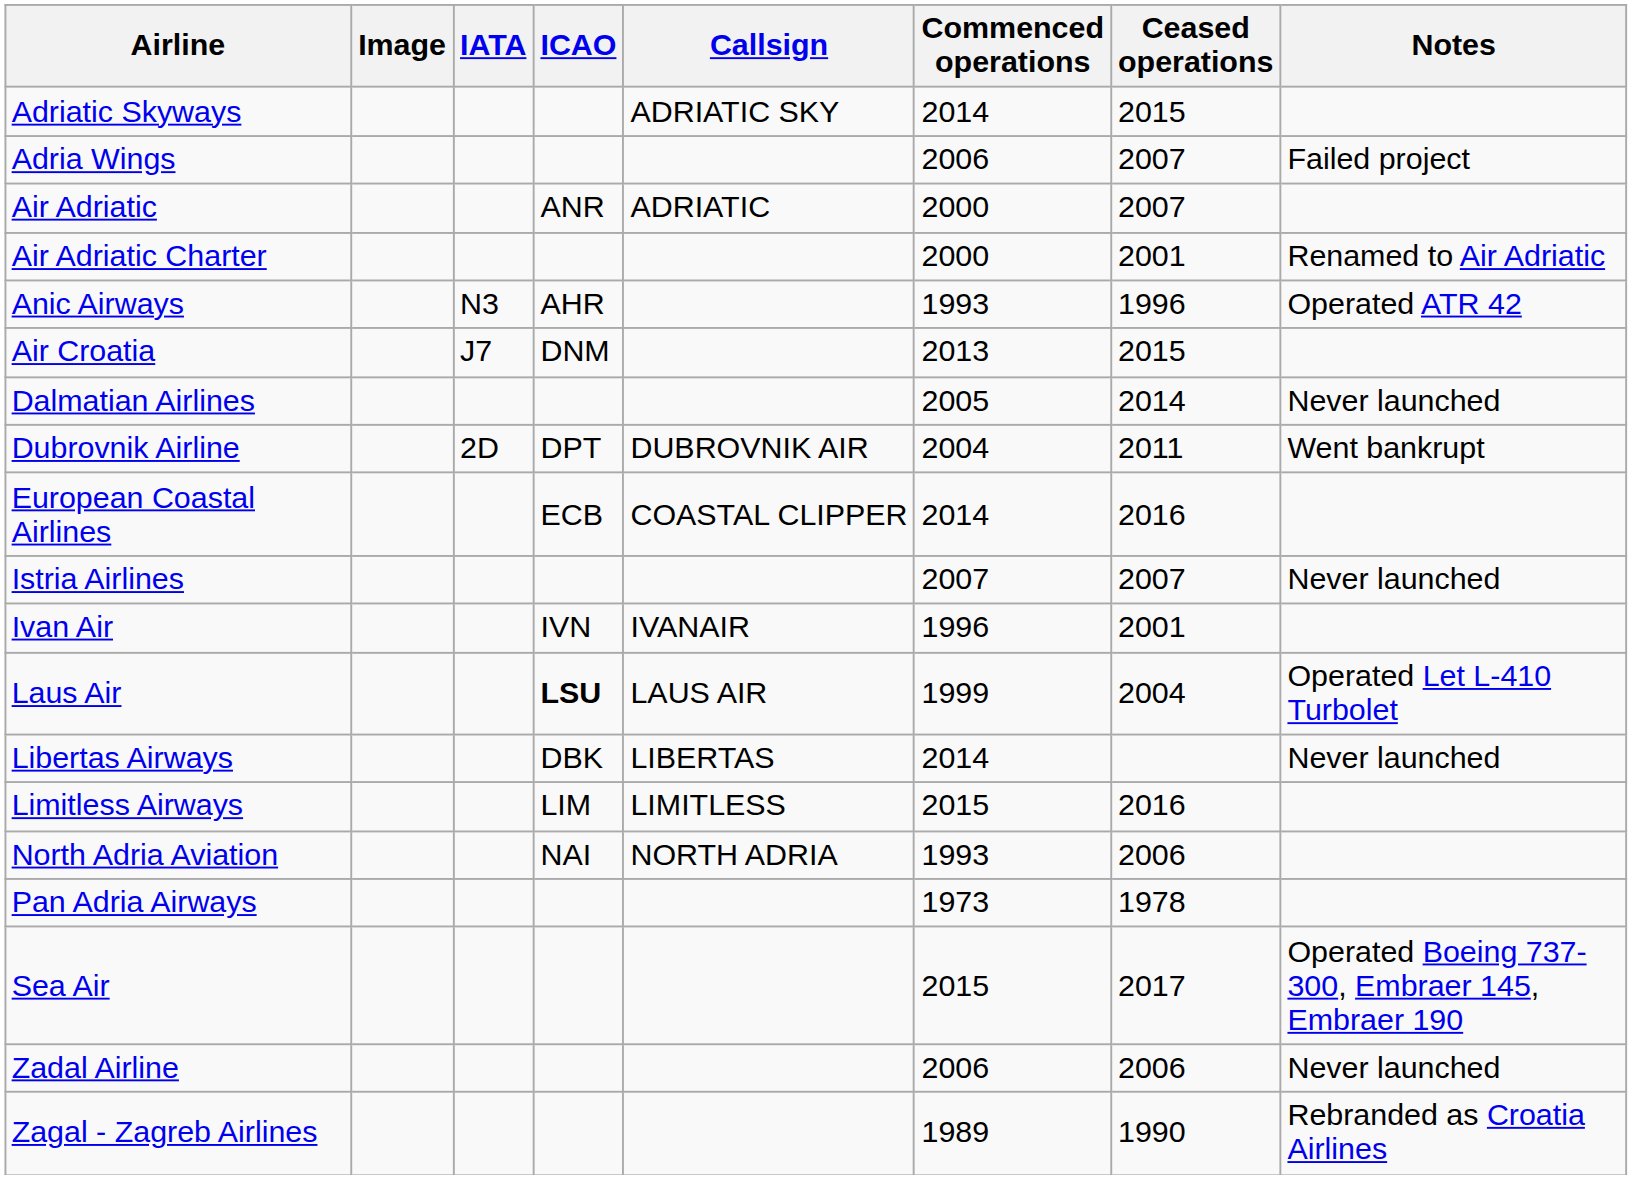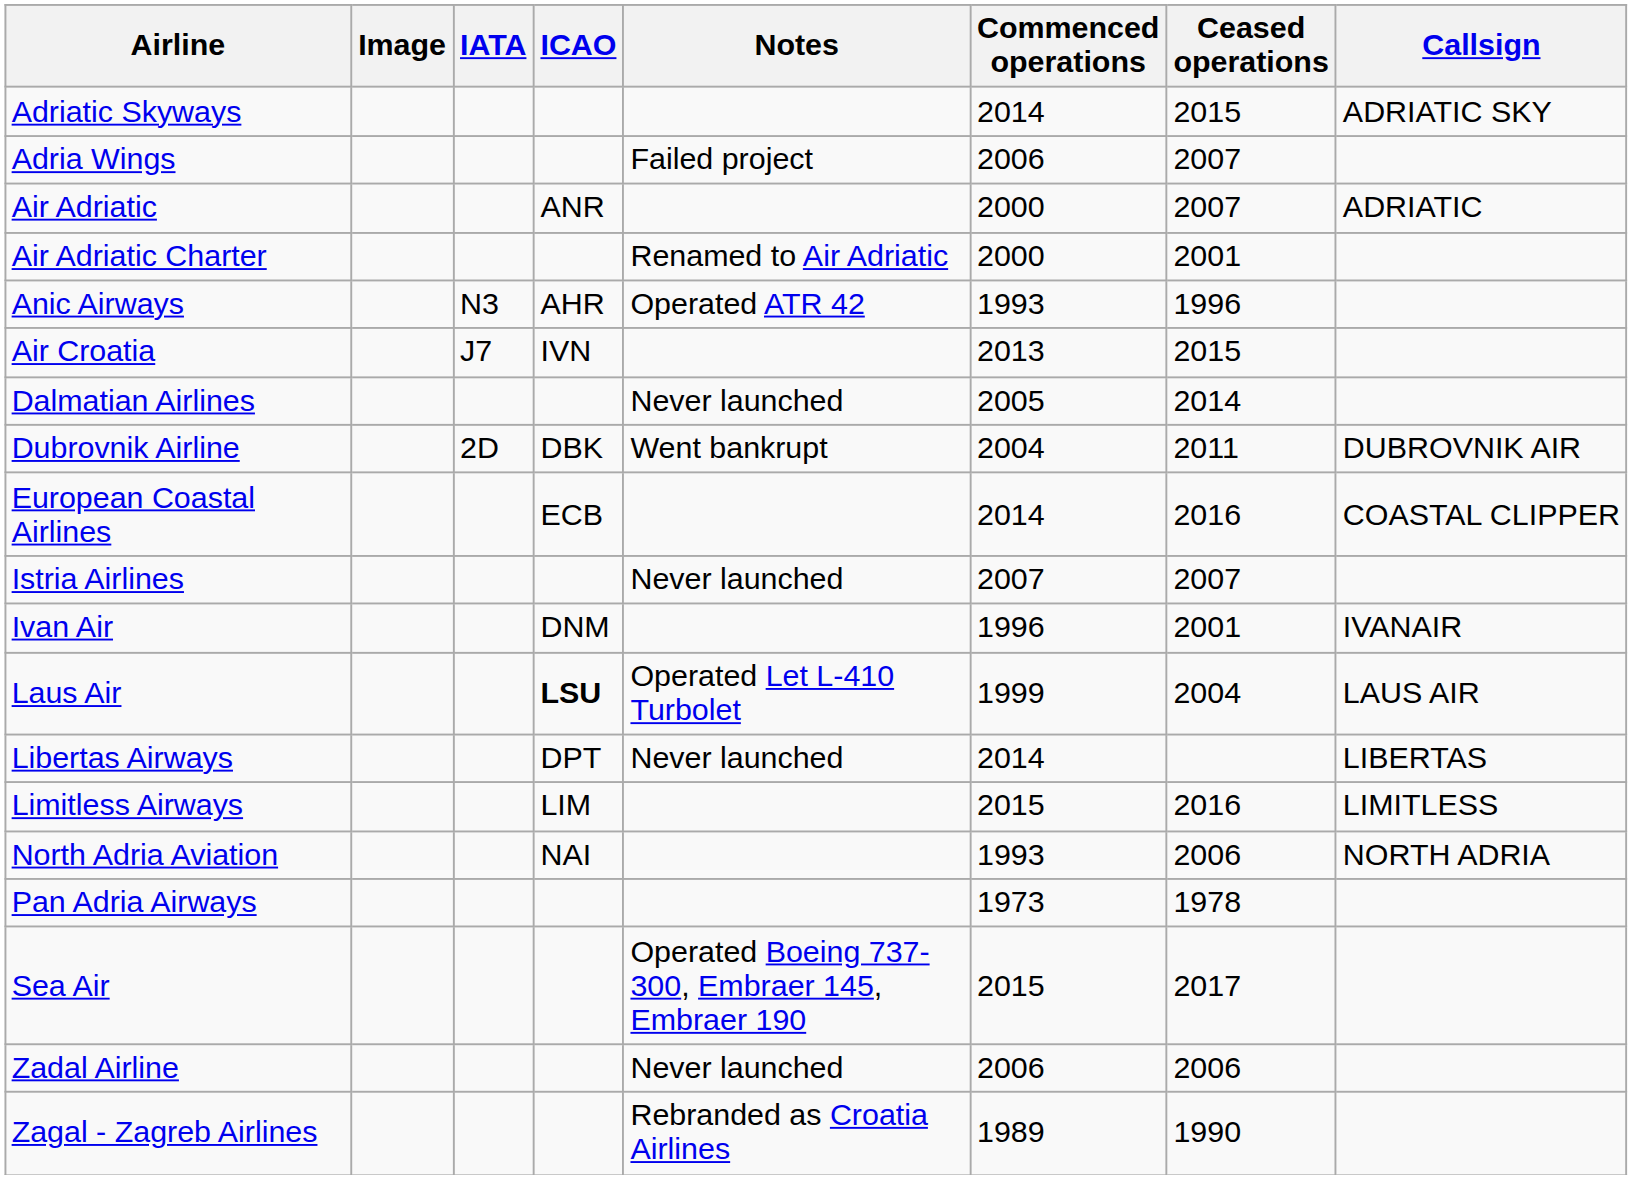columns swapped: (769, 45) <-> (1454, 45)
(575, 352) DNM -> (566, 352) IVN
(571, 448) DPT -> (572, 448) DBK
(566, 627) IVN -> (575, 627) DNM
(572, 757) DBK -> (571, 757) DPT
